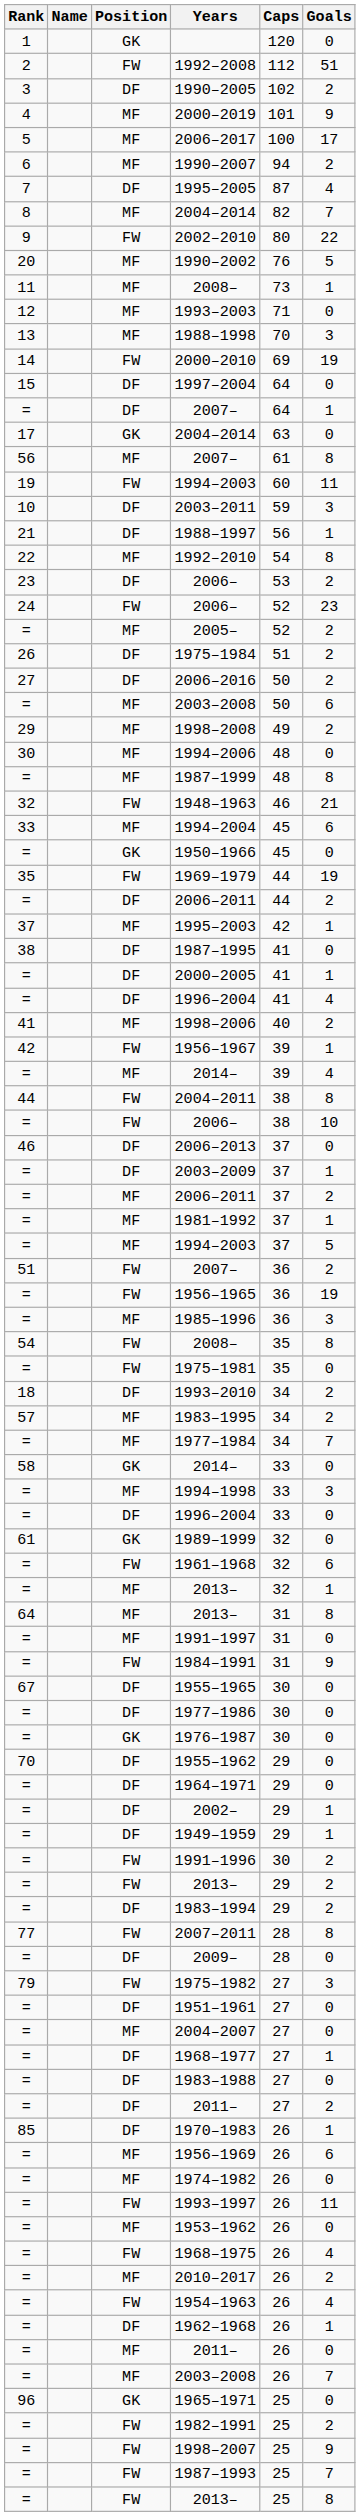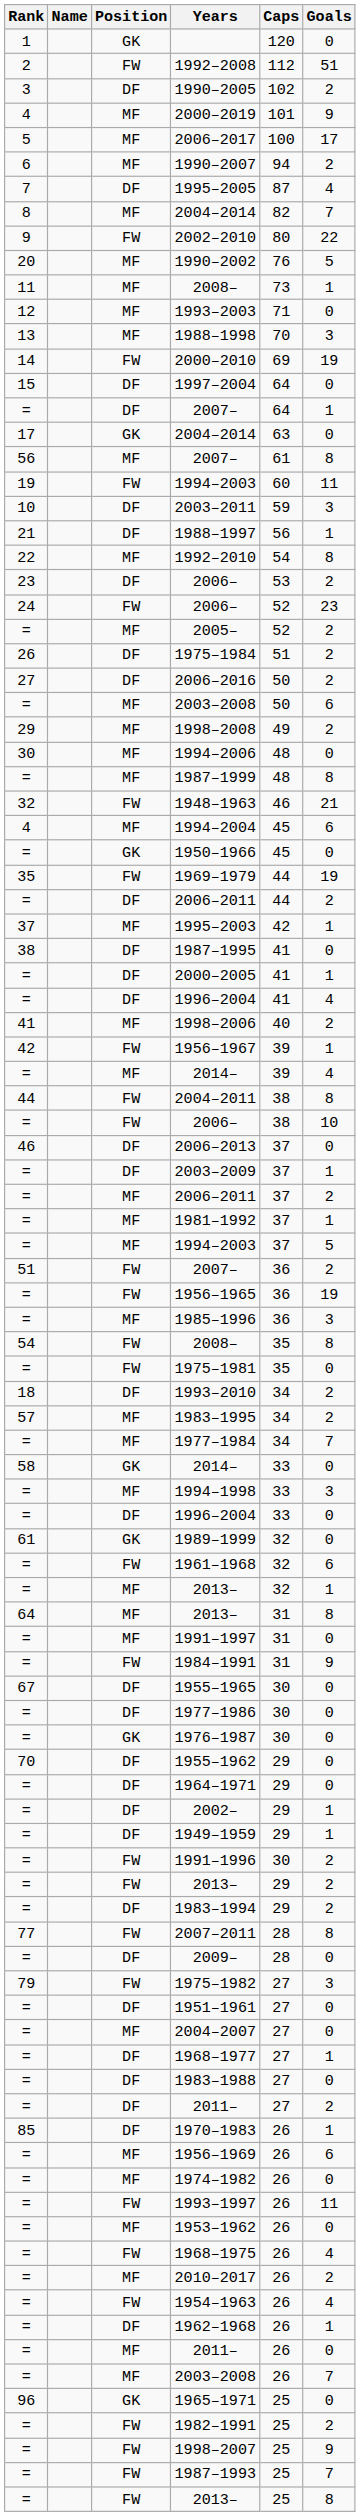(26, 828) 33 -> (26, 828) 4
